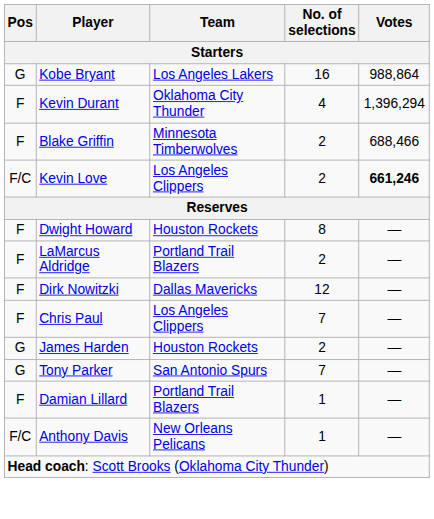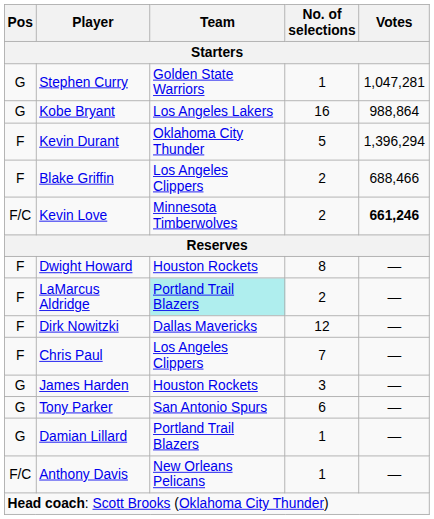+ row: (84, 82)
(322, 104) 4 -> (322, 141) 5
(195, 141) Minnesota Timberwolves -> (191, 178) Los Angeles Clippers
(191, 178) Los Angeles Clippers -> (195, 216) Minnesota Timberwolves
(194, 259) no background -> (194, 296) paleturquoise background
(322, 348) 2 -> (322, 385) 3
(322, 370) 7 -> (322, 407) 6
(20, 399) F -> (20, 437) G
